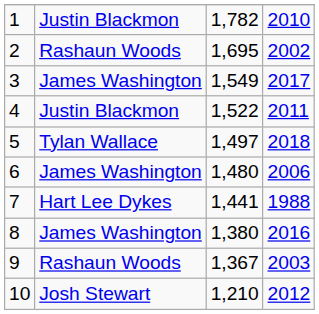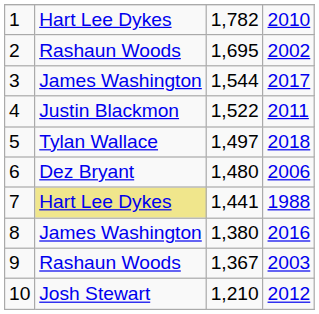(109, 19) Justin Blackmon -> (105, 19) Hart Lee Dykes
(235, 80) 1,549 -> (235, 80) 1,544
(121, 171) James Washington -> (87, 171) Dez Bryant
(105, 202) no background -> (105, 202) khaki background
